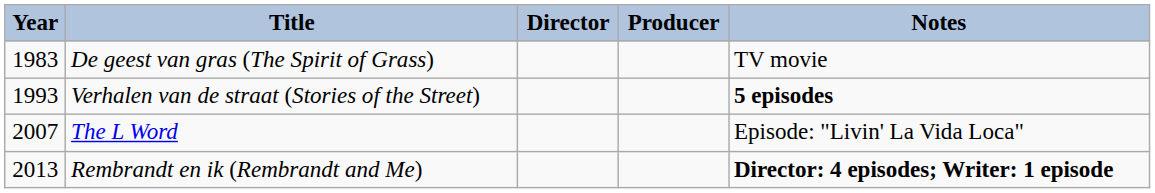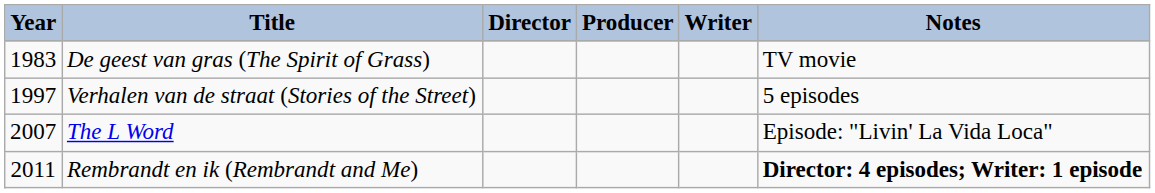+ column: (718, 22)
(35, 95) 1993 -> (33, 95) 1997
(784, 95) bold -> (811, 95) normal
(35, 168) 2013 -> (33, 168) 2011
